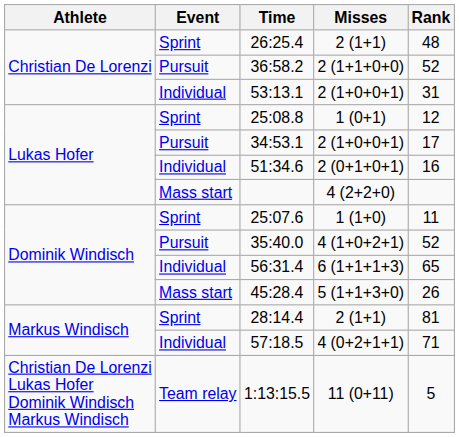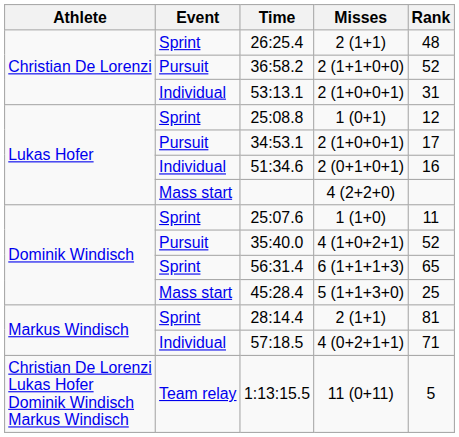(193, 268) Individual -> (180, 268) Sprint
(431, 293) 26 -> (431, 293) 25
